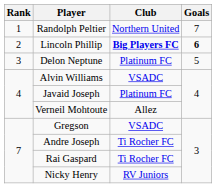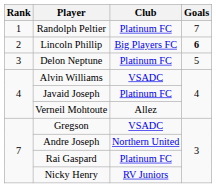(146, 28) Northern United -> (146, 28) Platinum FC
(146, 45) bold -> (146, 45) normal
(146, 142) Ti Rocher FC -> (146, 142) Northern United
(146, 158) Ti Rocher FC -> (146, 158) Platinum FC
